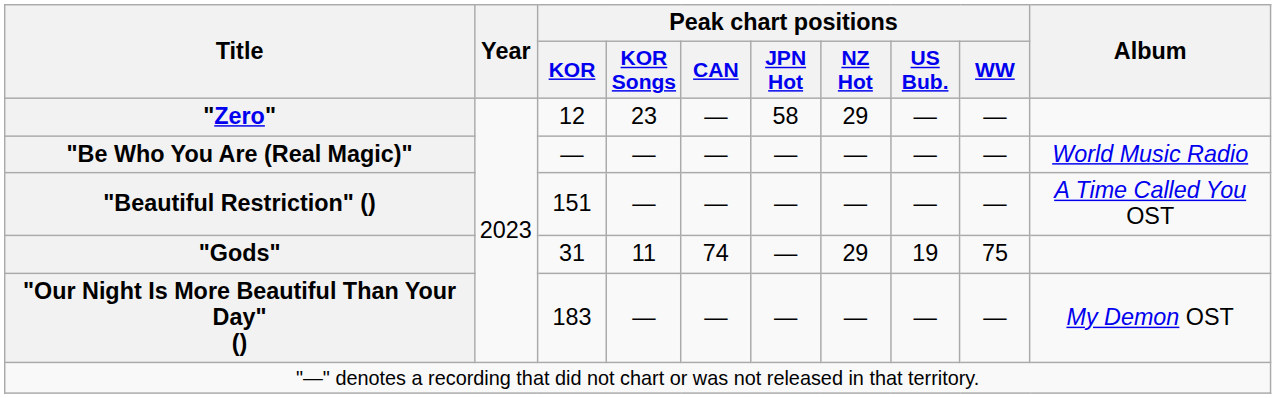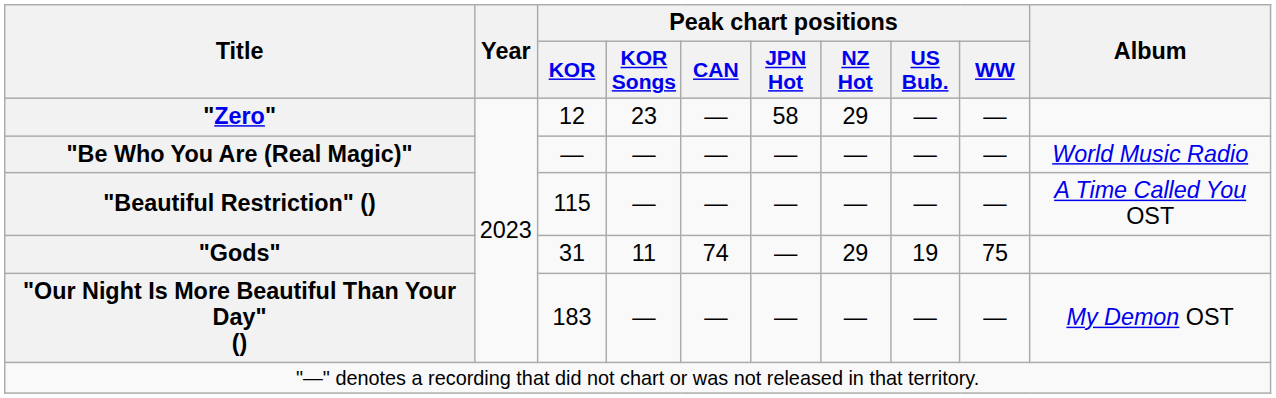(572, 203) 151 -> (572, 203) 115
